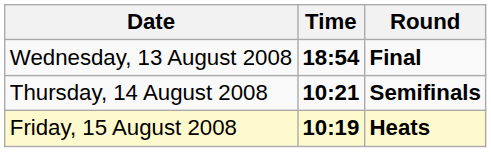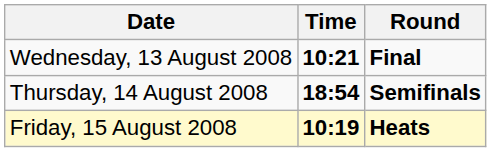(331, 57) 18:54 -> (331, 57) 10:21
(331, 92) 10:21 -> (331, 92) 18:54
